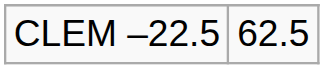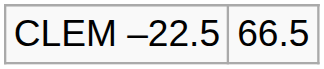(273, 33) 62.5 -> (273, 33) 66.5
